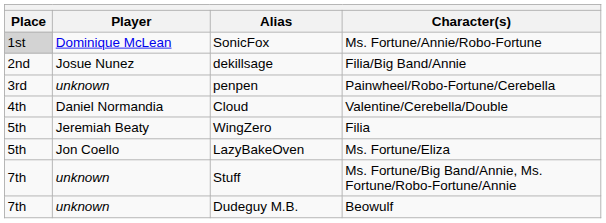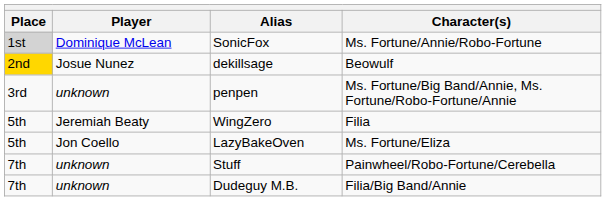(19, 63) no background -> (19, 63) gold background
(406, 63) Filia/Big Band/Annie -> (369, 63) Beowulf
(450, 85) Painwheel/Robo-Fortune/Cerebella -> (444, 92) Ms. Fortune/Big Band/Annie, Ms. Fortune/Robo-Fortune/Annie
- row: (231, 106)
(444, 178) Ms. Fortune/Big Band/Annie, Ms. Fortune/Robo-Fortune/Annie -> (450, 164) Painwheel/Robo-Fortune/Cerebella
(369, 206) Beowulf -> (406, 185) Filia/Big Band/Annie
